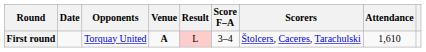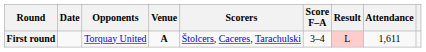columns swapped: (195, 17) <-> (301, 17)
(390, 39) 1,610 -> (390, 39) 1,611
